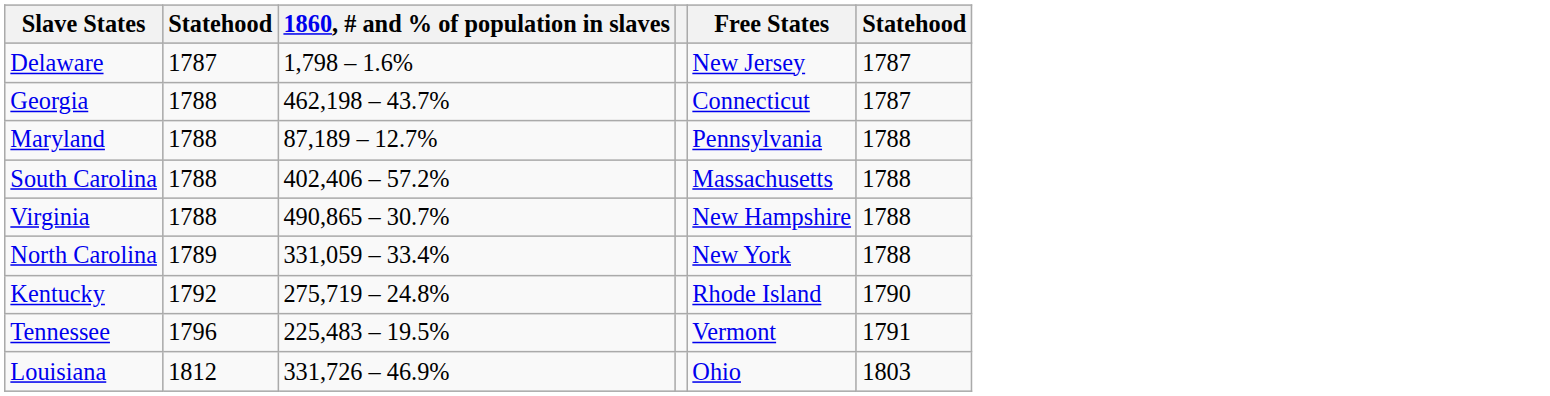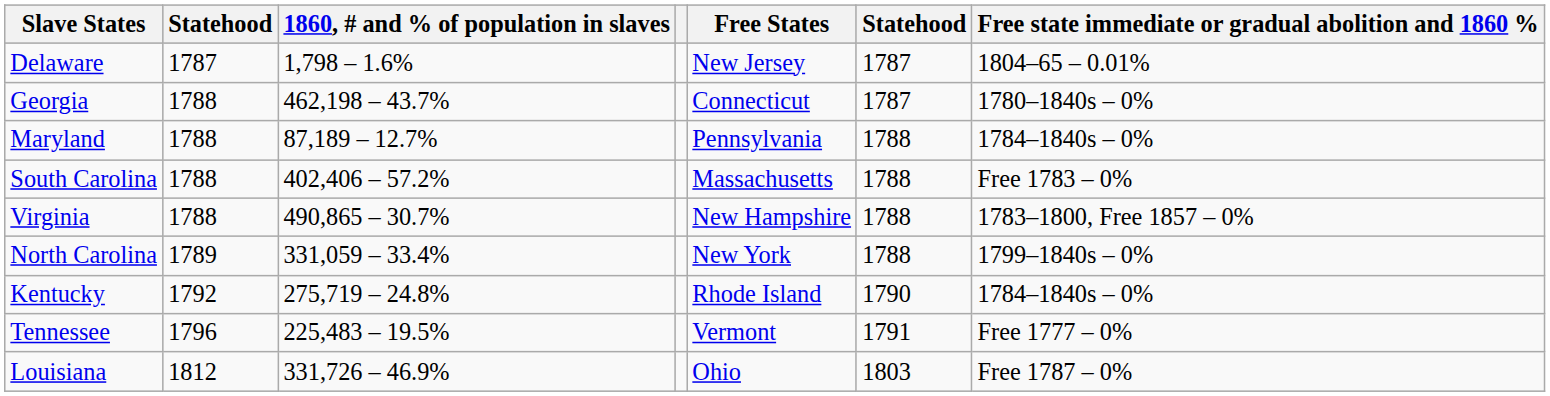+ column: (1258, 24)
